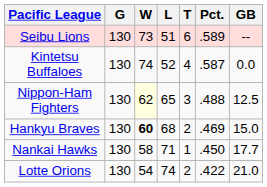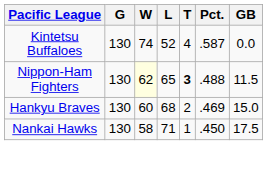- row: (55, 36)
(187, 100) normal -> (187, 79) bold
(246, 100) 12.5 -> (246, 79) 11.5
(146, 129) bold -> (146, 108) normal
(246, 150) 17.7 -> (246, 129) 17.5
- row: (55, 171)
